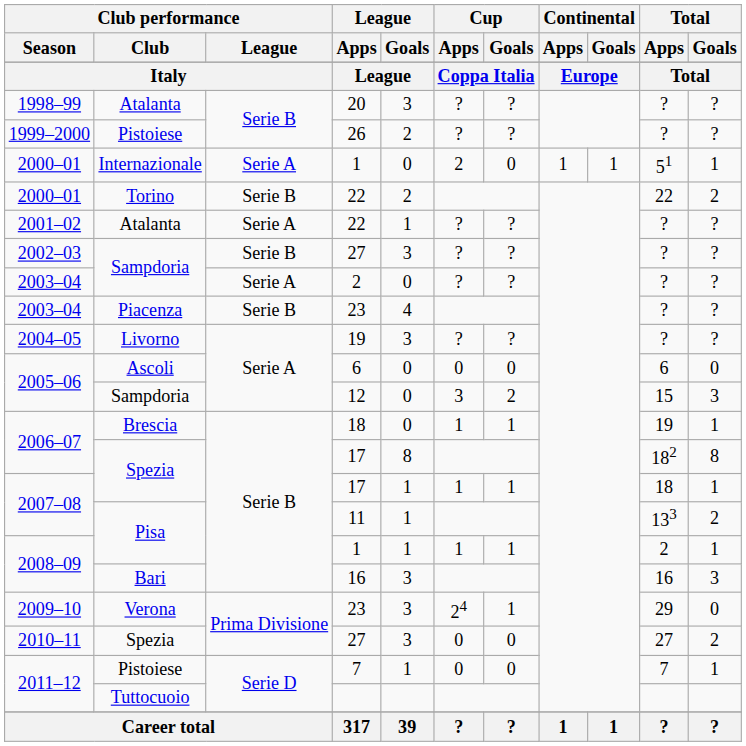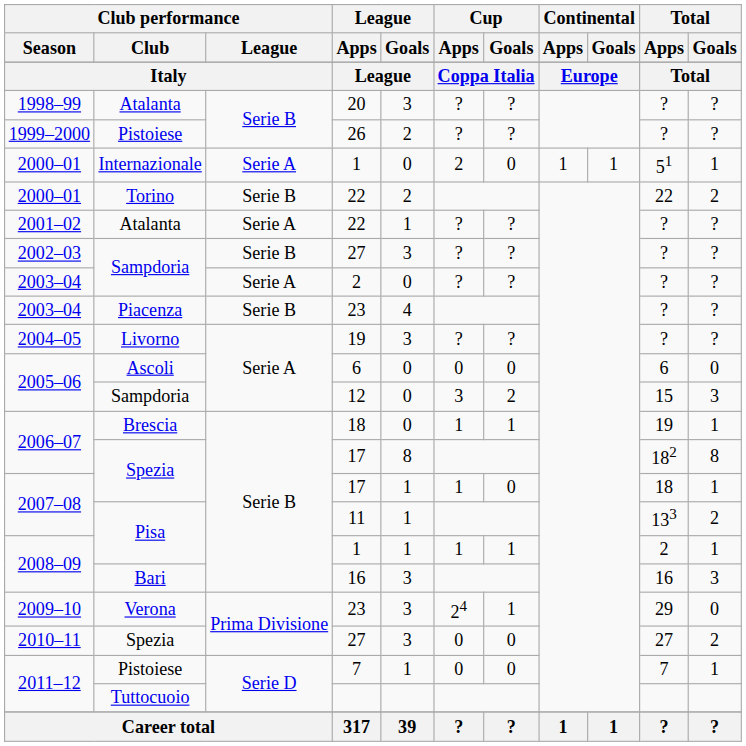(511, 487) 1 -> (511, 487) 0
